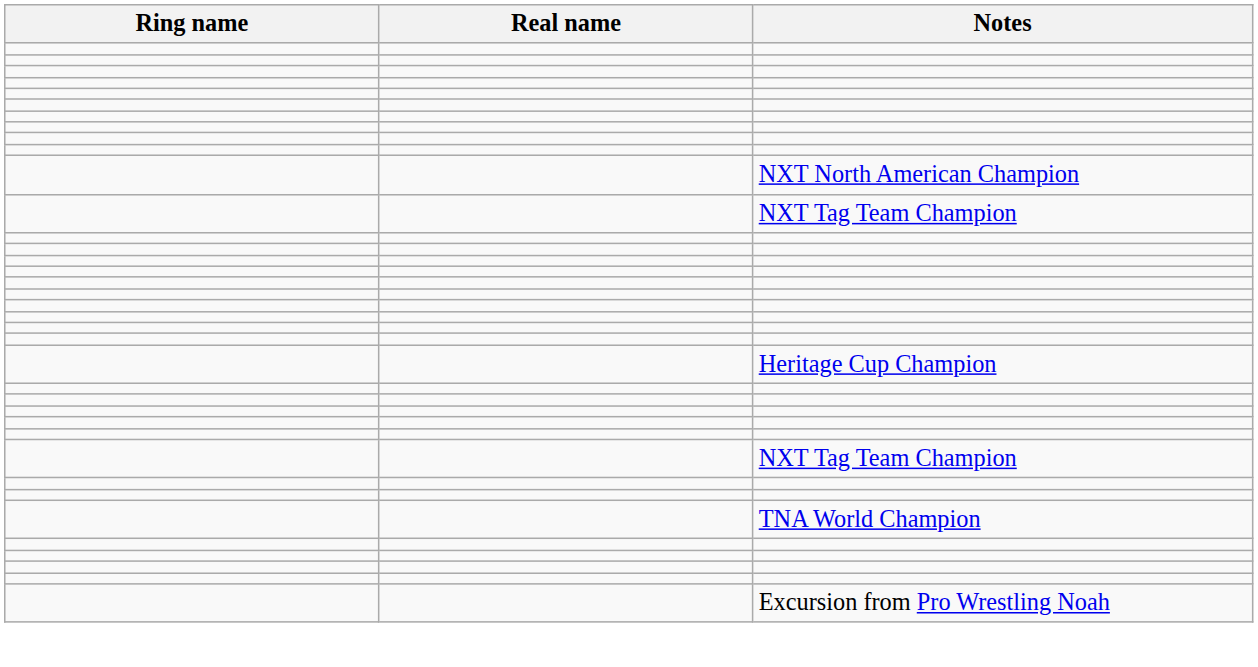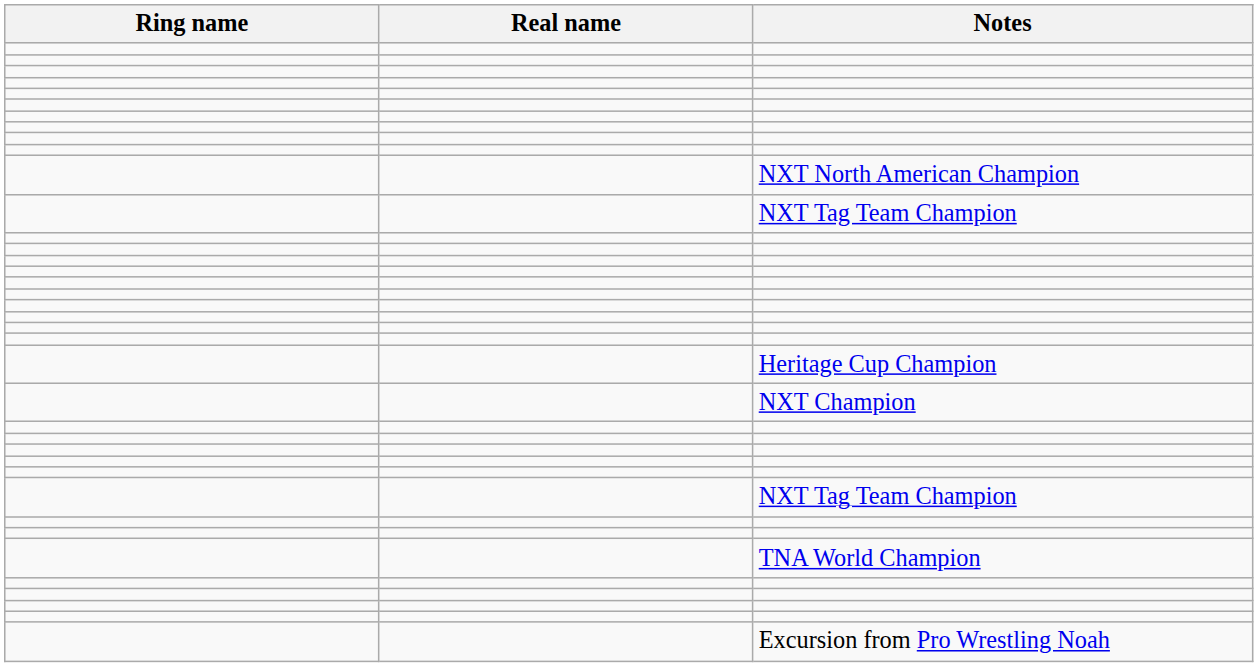+ row: (192, 403)
